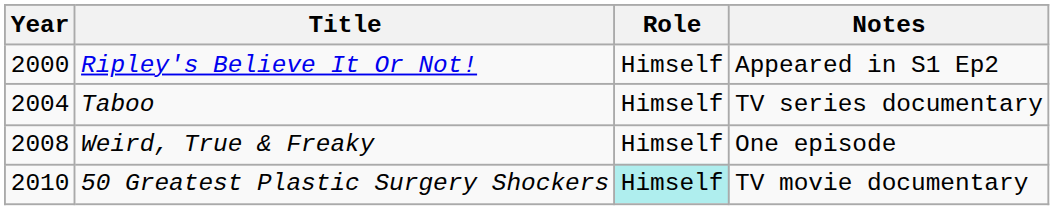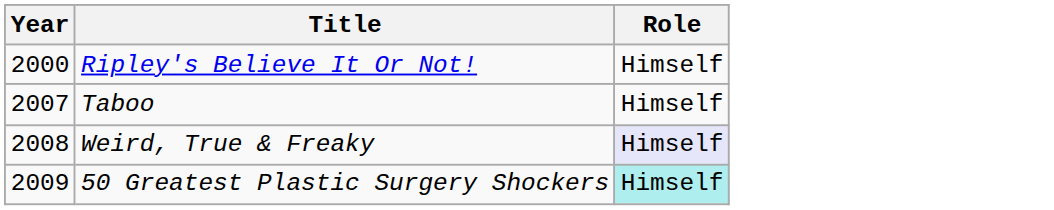- column: (889, 25)
(40, 105) 2004 -> (40, 105) 2007
(672, 144) no background -> (672, 144) lavender background
(40, 184) 2010 -> (40, 184) 2009
